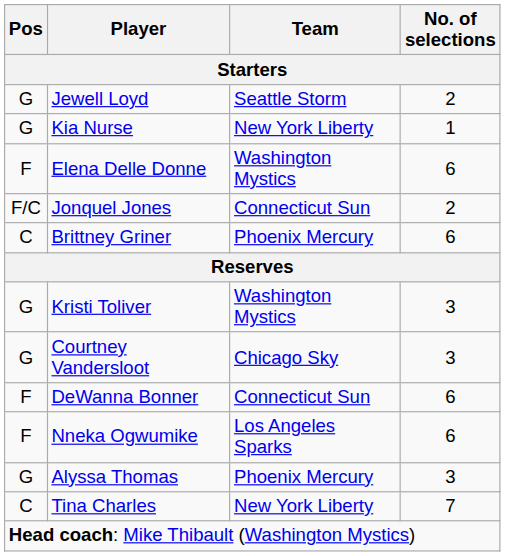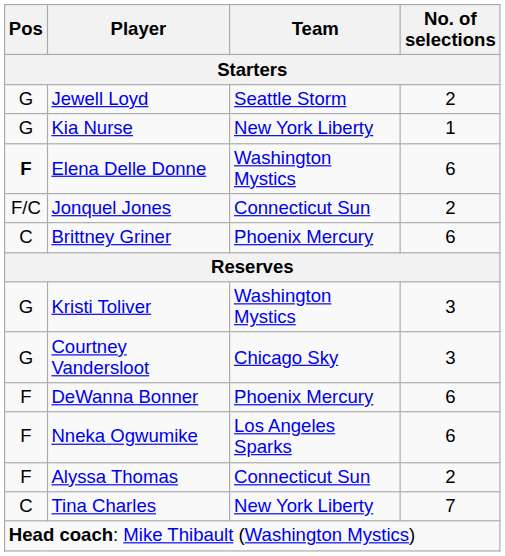(26, 168) normal -> (26, 168) bold
(302, 397) Connecticut Sun -> (304, 397) Phoenix Mercury
(26, 476) G -> (26, 476) F
(304, 476) Phoenix Mercury -> (302, 476) Connecticut Sun
(450, 476) 3 -> (450, 476) 2
